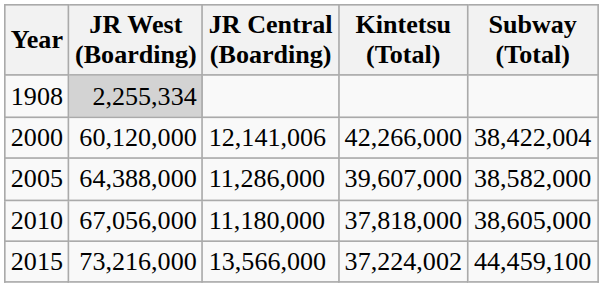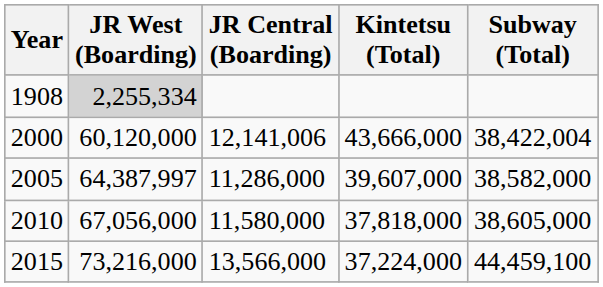(403, 137) 42,266,000 -> (403, 137) 43,666,000
(138, 178) 64,388,000 -> (138, 178) 64,387,997
(267, 219) 11,180,000 -> (267, 219) 11,580,000
(403, 261) 37,224,002 -> (403, 261) 37,224,000
